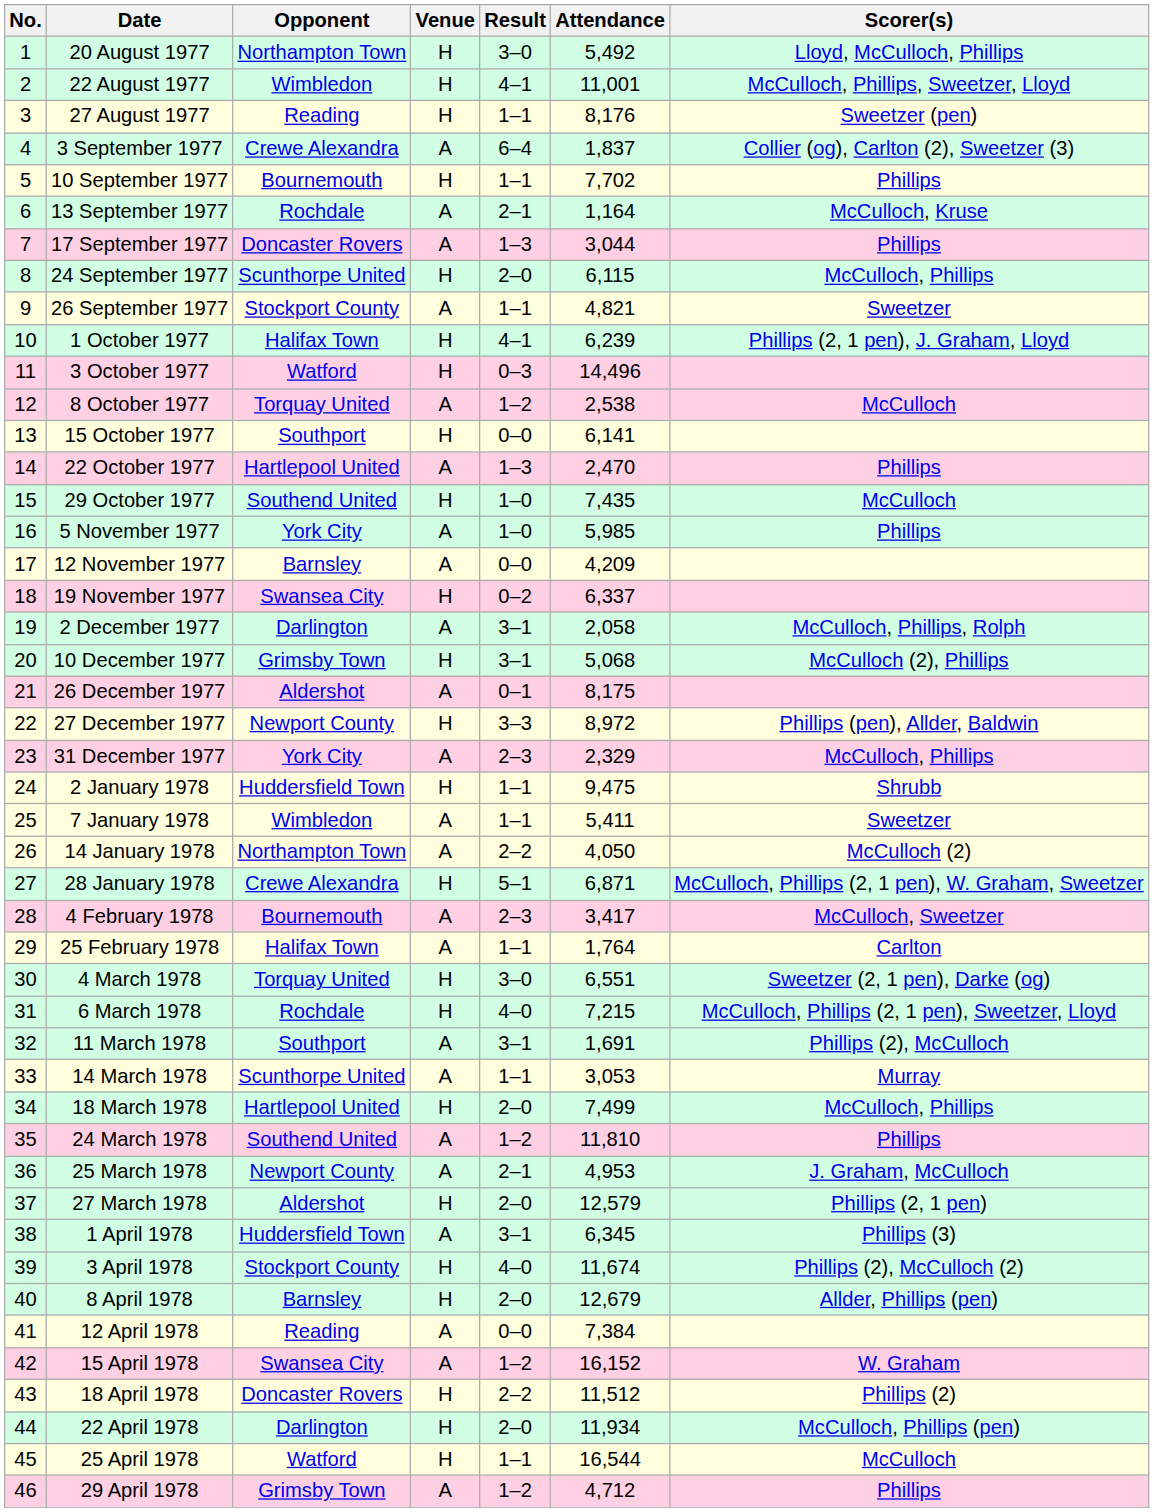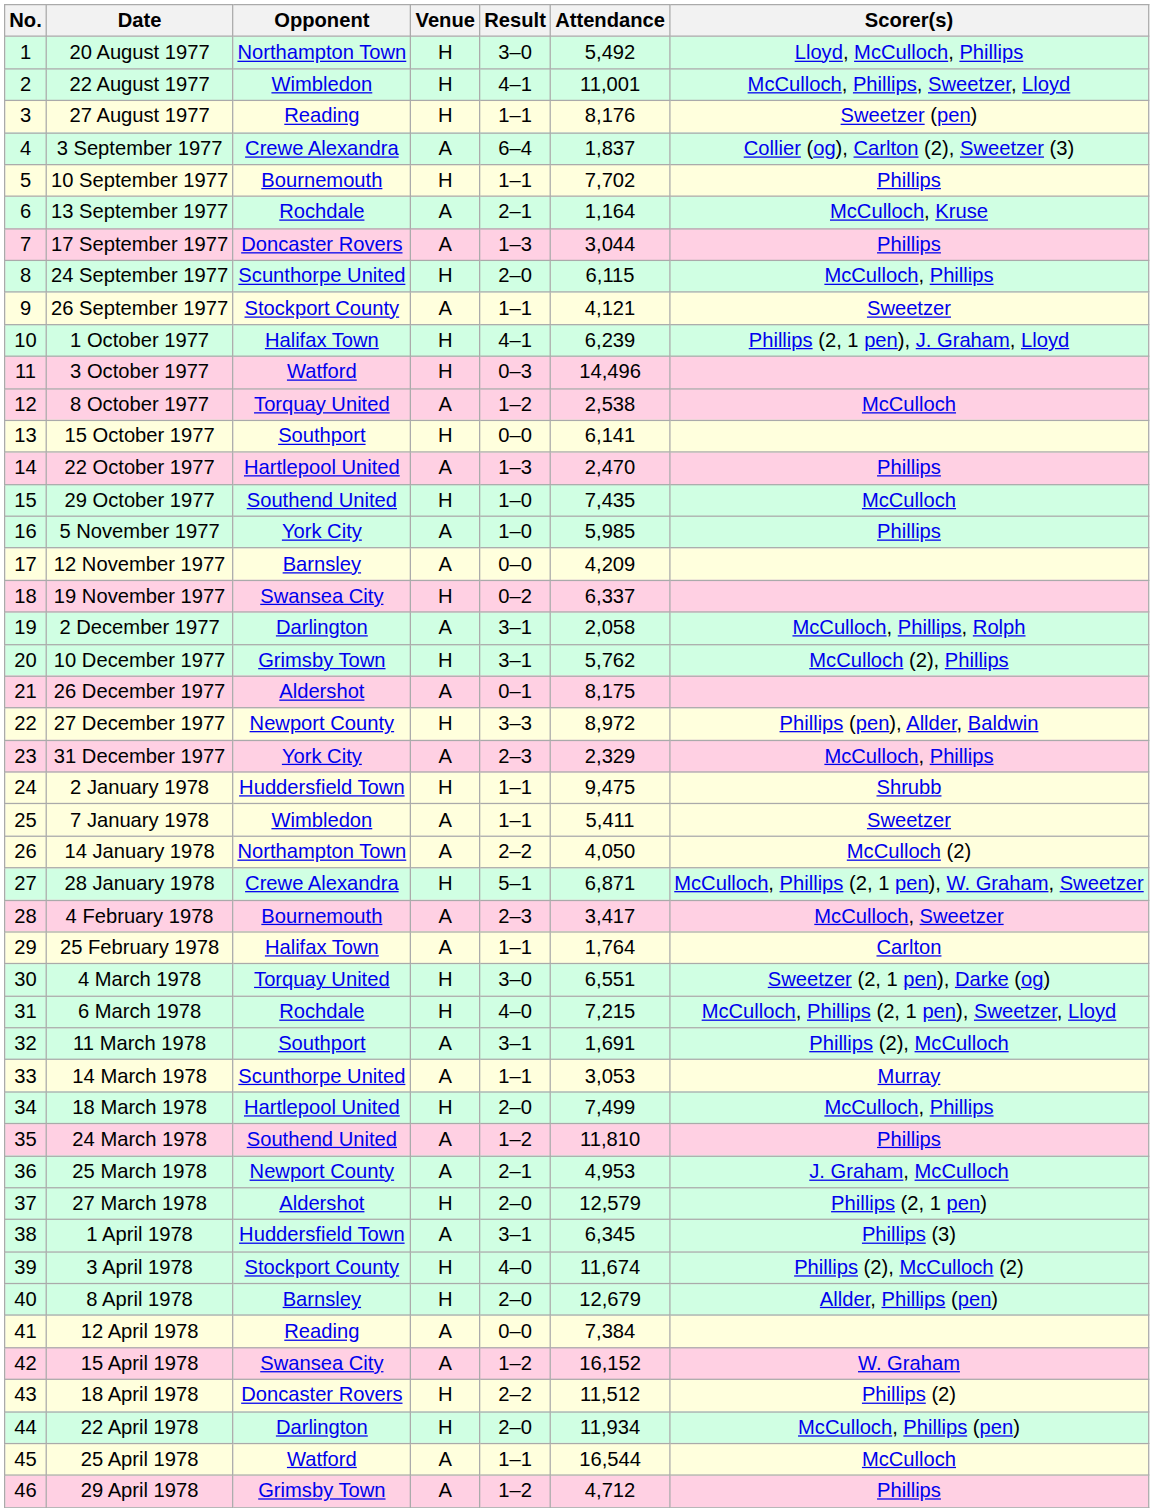(610, 308) 4,821 -> (610, 308) 4,121
(610, 659) 5,068 -> (610, 659) 5,762
(445, 1459) H -> (445, 1459) A
